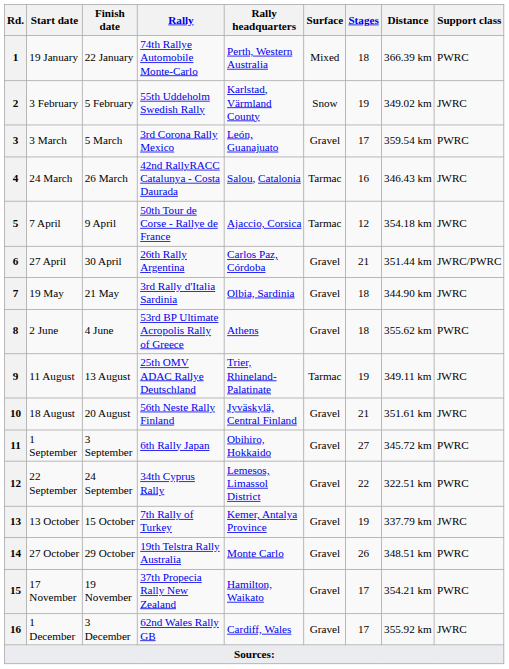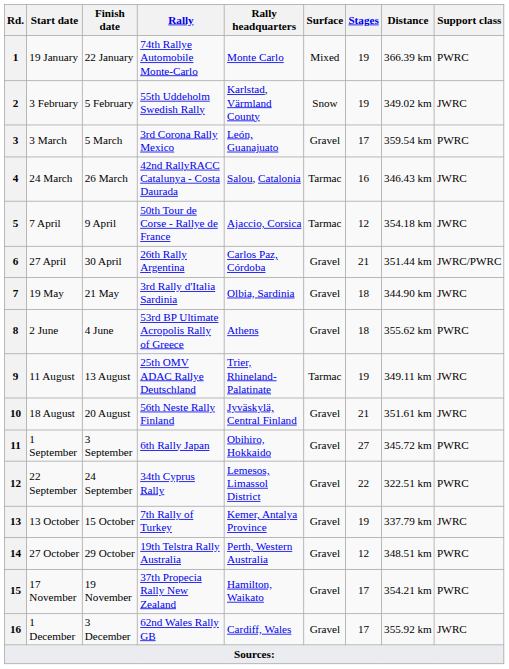(260, 57) Perth, Western Australia -> (255, 57) Monte Carlo
(364, 57) 18 -> (364, 57) 19
(255, 552) Monte Carlo -> (260, 552) Perth, Western Australia
(364, 552) 26 -> (364, 552) 12
